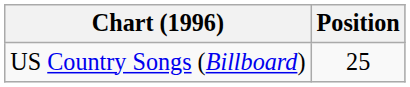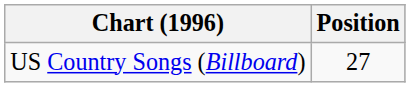(358, 61) 25 -> (358, 61) 27
